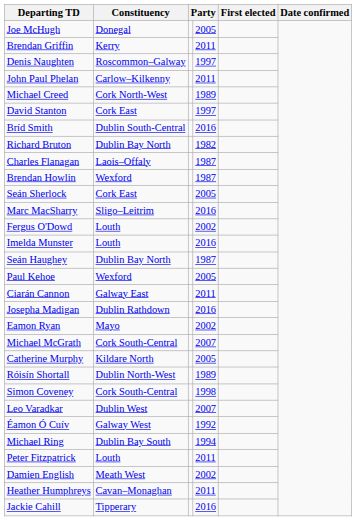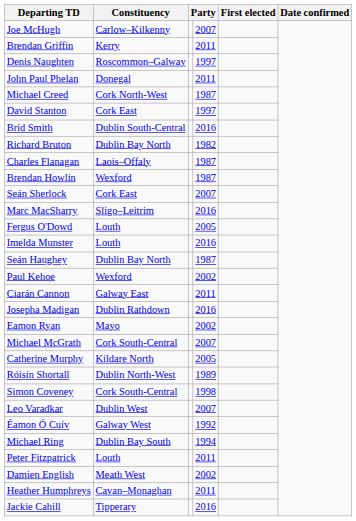(113, 29) Donegal -> (133, 29) Carlow–Kilkenny
(206, 29) 2005 -> (206, 29) 2007
(133, 78) Carlow–Kilkenny -> (113, 78) Donegal
(206, 95) 1989 -> (206, 95) 1987
(206, 194) 2005 -> (206, 194) 2007
(206, 227) 2002 -> (206, 227) 2005
(206, 276) 2005 -> (206, 276) 2002
